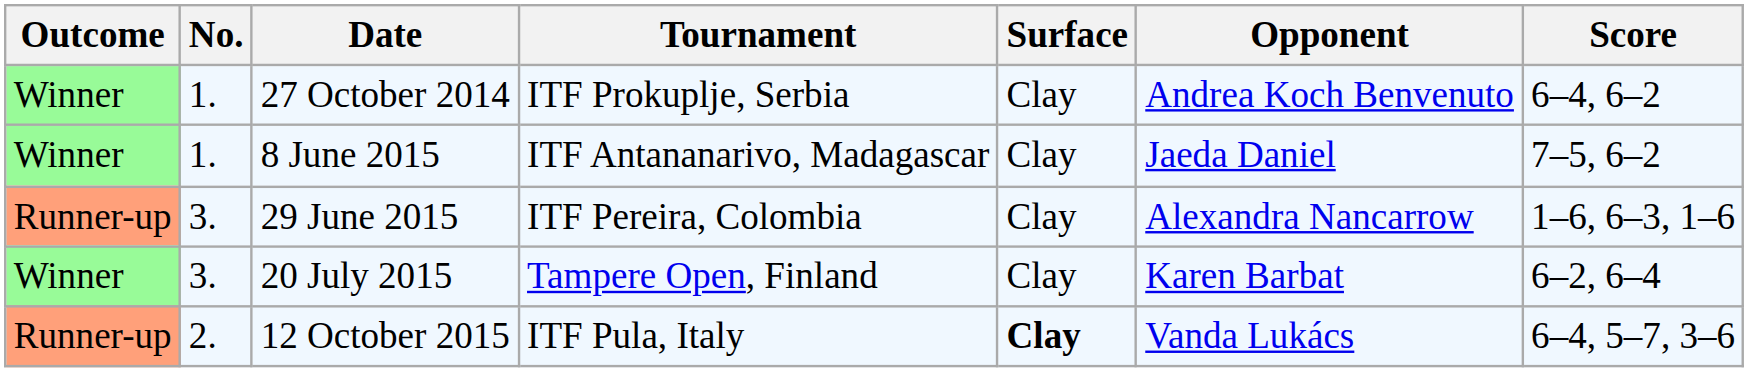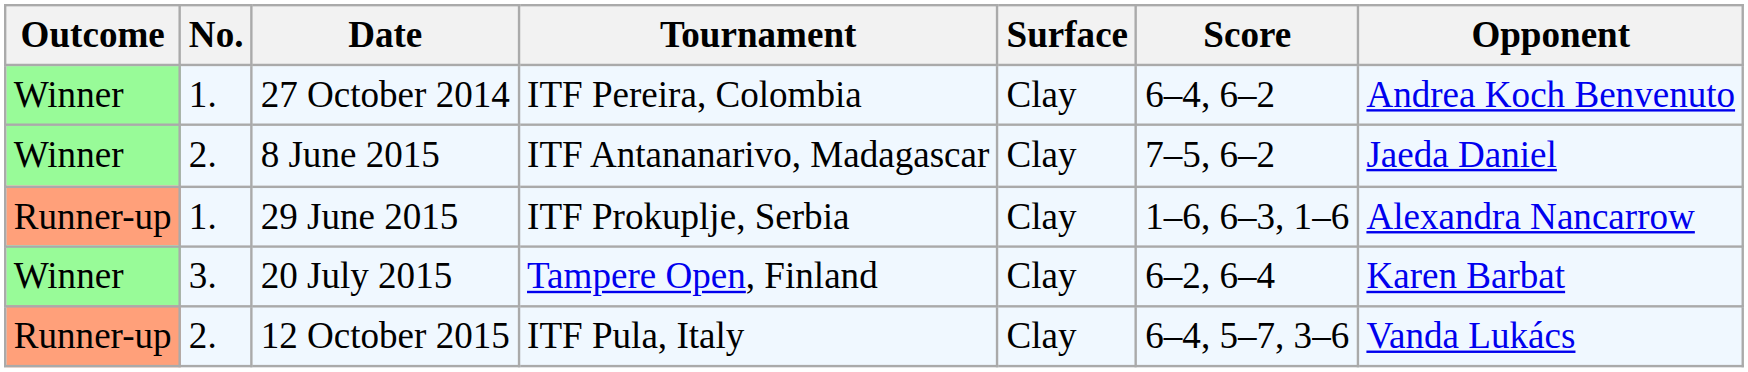columns swapped: (1330, 34) <-> (1633, 34)
(688, 94) ITF Prokuplje, Serbia -> (694, 94) ITF Pereira, Colombia
(203, 154) 1. -> (203, 154) 2.
(203, 214) 3. -> (203, 214) 1.
(694, 214) ITF Pereira, Colombia -> (688, 214) ITF Prokuplje, Serbia
(1044, 335) bold -> (1042, 335) normal
